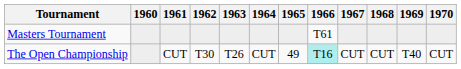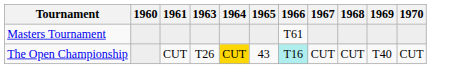- column: (205, 14)
(264, 54) no background -> (234, 54) gold background
(293, 54) 49 -> (264, 54) 43
